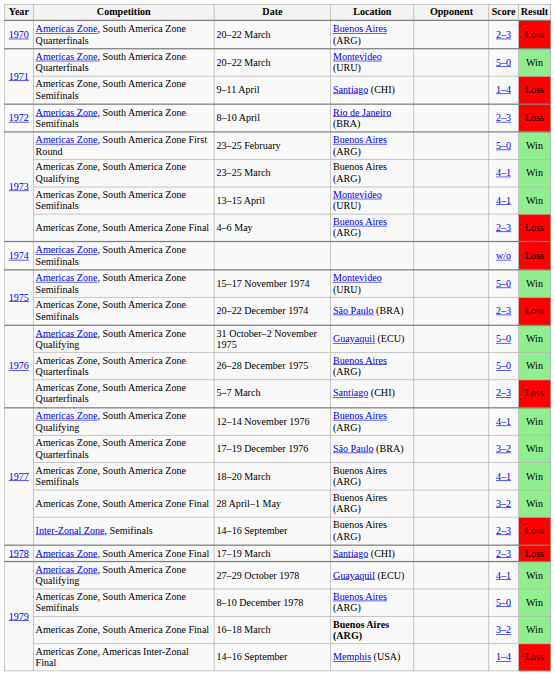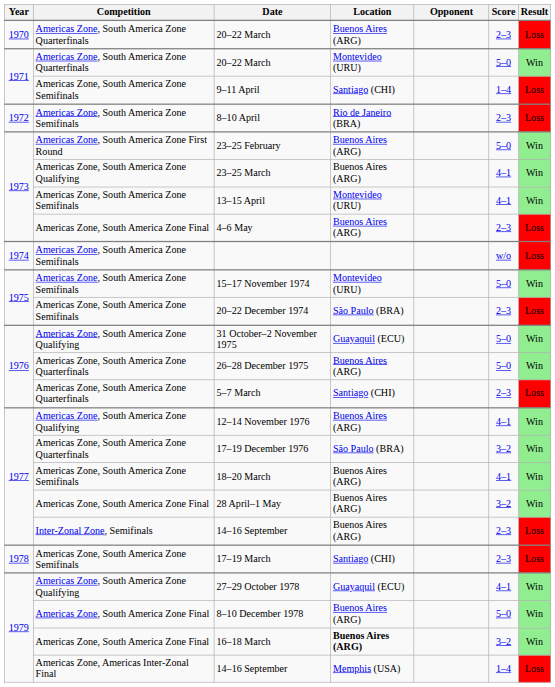(122, 553) Americas Zone, South America Zone Final -> (111, 559) Americas Zone, South America Zone Semifinals
(111, 602) Americas Zone, South America Zone Semifinals -> (122, 614) Americas Zone, South America Zone Final
